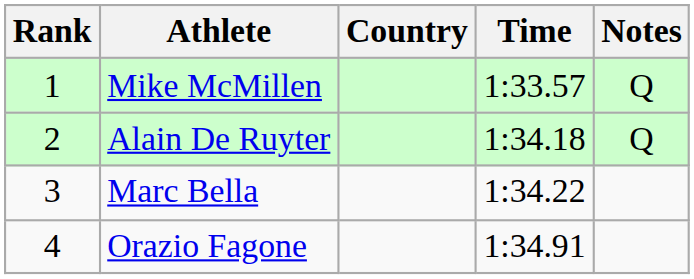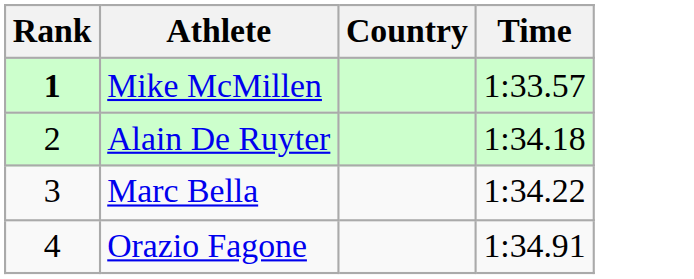- column: (642, 31)
(52, 84) normal -> (52, 84) bold
